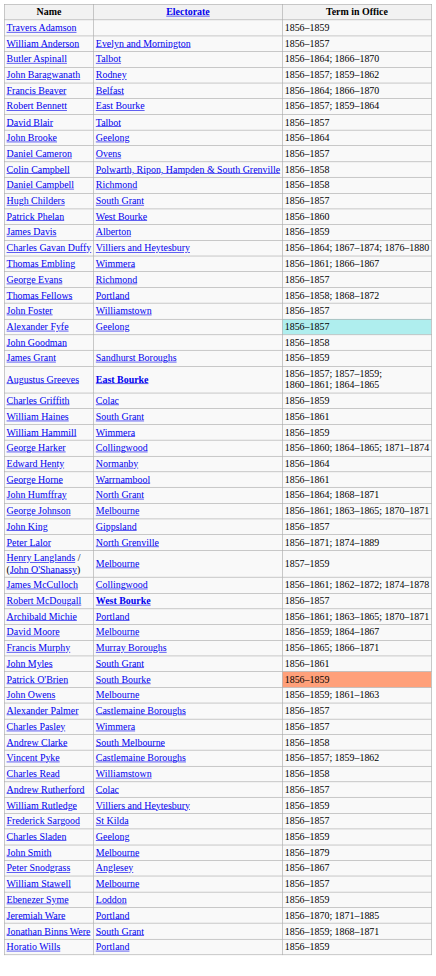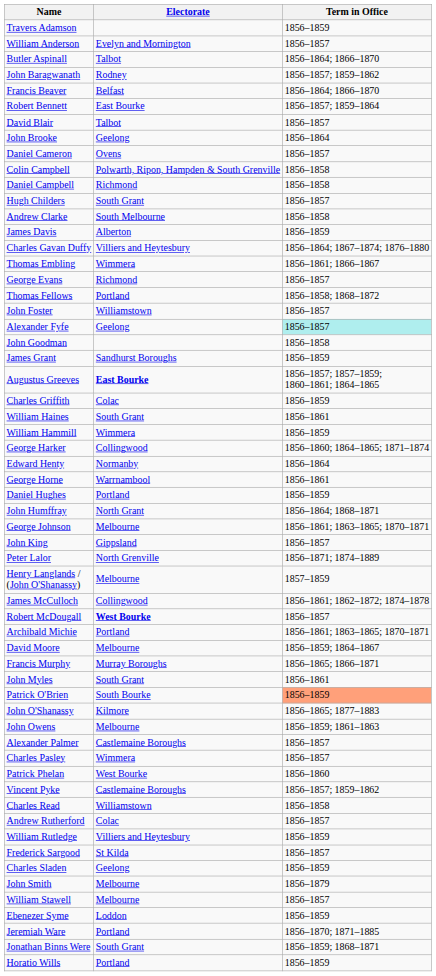rows swapped: (37, 742) <-> (35, 216)
+ row: (36, 495)
+ row: (40, 711)
- row: (38, 868)
